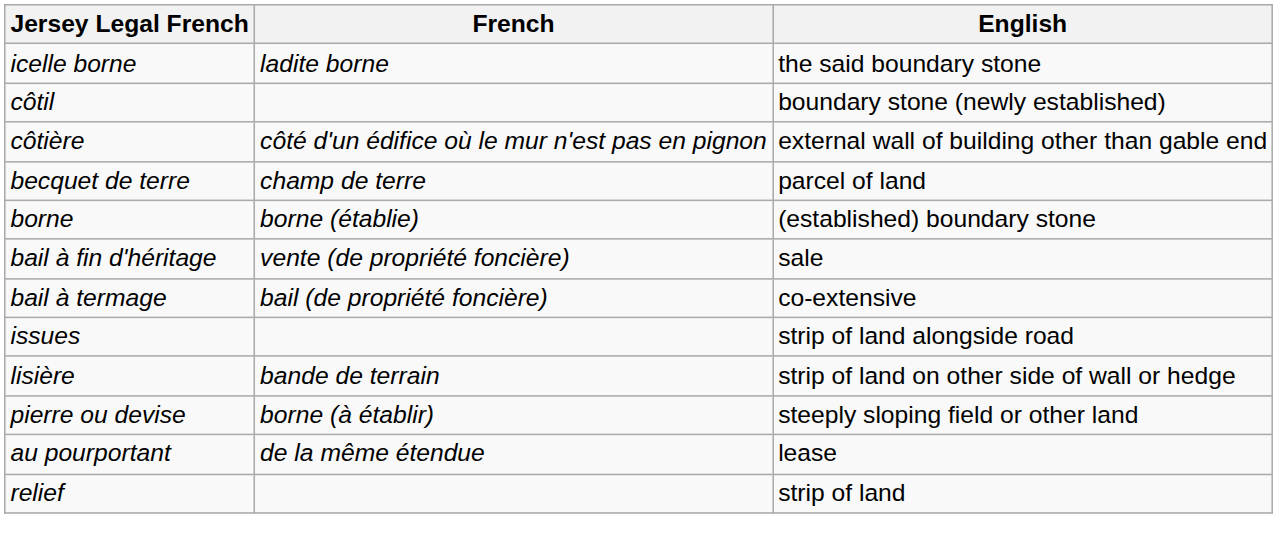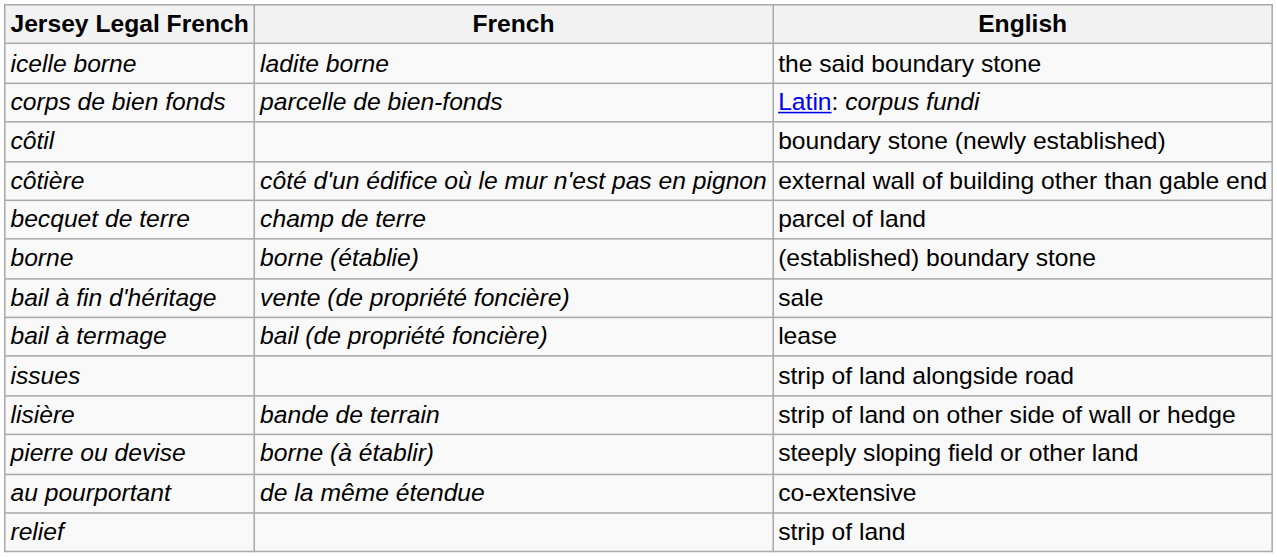+ row: (118, 102)
(847, 297) co-extensive -> (808, 336) lease
(808, 453) lease -> (847, 492) co-extensive
